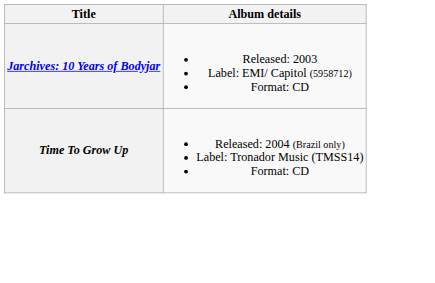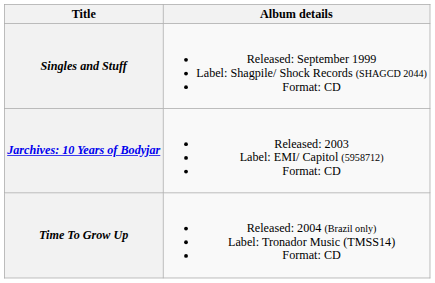+ row: (84, 66)
